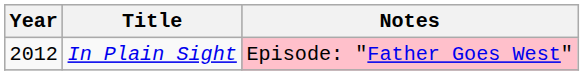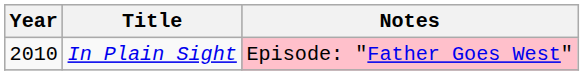(34, 54) 2012 -> (34, 54) 2010
